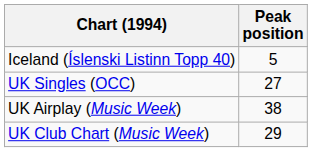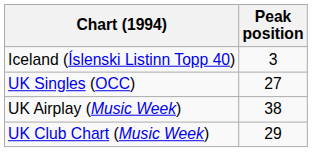(273, 59) 5 -> (273, 59) 3
